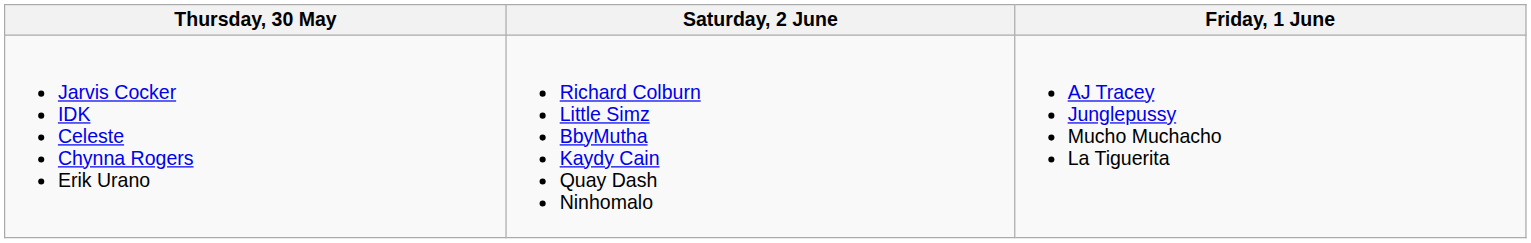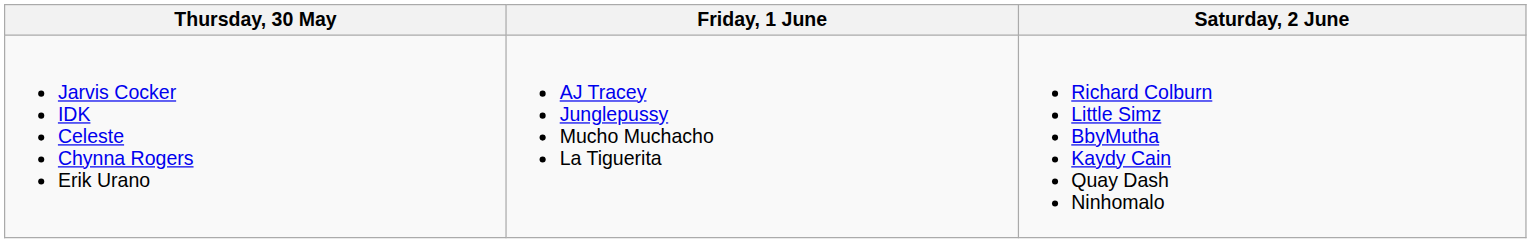columns swapped: (1270, 19) <-> (760, 19)
